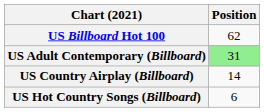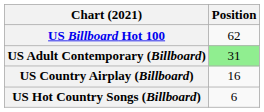(234, 76) 14 -> (234, 76) 16
